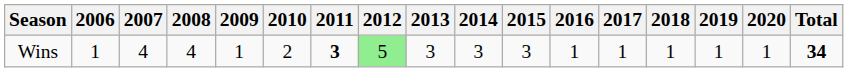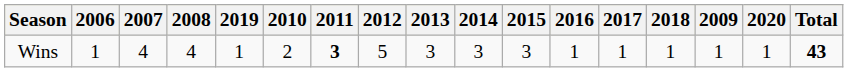columns swapped: (239, 19) <-> (719, 19)
(382, 50) lightgreen background -> (382, 50) no background
(816, 50) 34 -> (816, 50) 43
